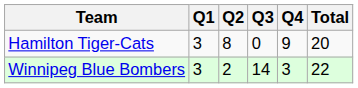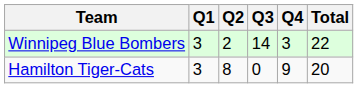rows swapped: (97, 69) <-> (81, 43)
